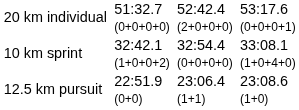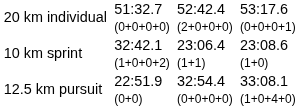(205, 53) 32:54.4 (0+0+0+0) -> (201, 53) 23:06.4 (1+1)
(268, 53) 33:08.1 (1+0+4+0) -> (264, 53) 23:08.6 (1+0)
(201, 89) 23:06.4 (1+1) -> (205, 89) 32:54.4 (0+0+0+0)
(264, 89) 23:08.6 (1+0) -> (268, 89) 33:08.1 (1+0+4+0)
